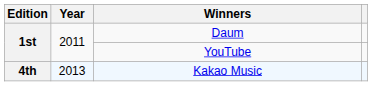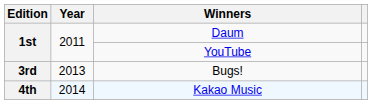+ row: (228, 71)
(72, 71) 2013 -> (72, 90) 2014
